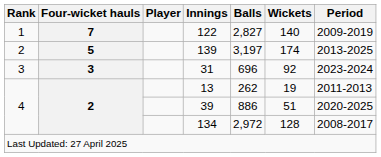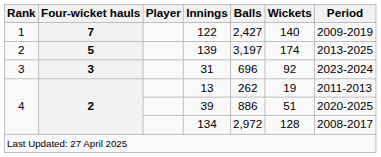(248, 32) 2,827 -> (248, 32) 2,427
